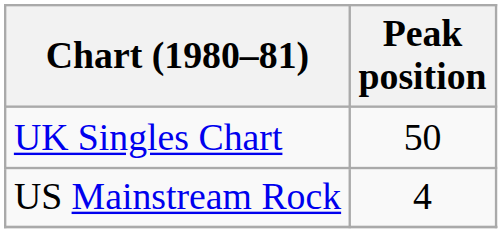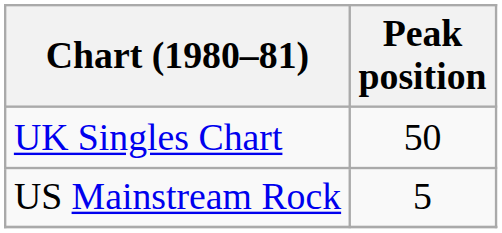(423, 196) 4 -> (423, 196) 5
